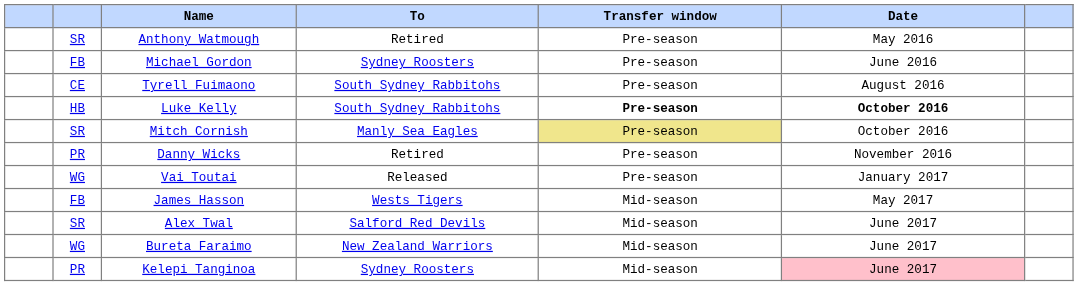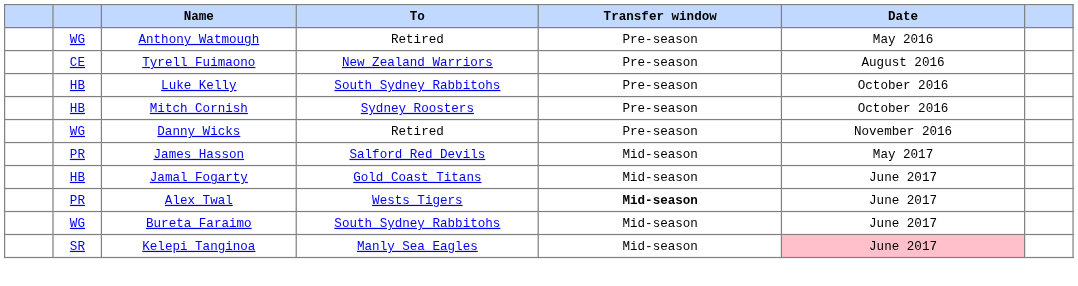(77, 39) SR -> (77, 39) WG
- row: (199, 62)
(417, 85) South Sydney Rabbitohs -> (417, 62) New Zealand Warriors
(660, 108) bold -> (660, 85) normal
(903, 108) bold -> (903, 85) normal
(77, 131) SR -> (77, 108) HB
(417, 131) Manly Sea Eagles -> (417, 108) Sydney Roosters
(660, 131) khaki background -> (660, 108) no background
(77, 154) PR -> (77, 131) WG
- row: (199, 177)
(77, 200) FB -> (77, 154) PR
(417, 200) Wests Tigers -> (417, 154) Salford Red Devils
+ row: (199, 177)
(77, 223) SR -> (77, 200) PR
(417, 223) Salford Red Devils -> (417, 200) Wests Tigers
(660, 223) normal -> (660, 200) bold
(417, 246) New Zealand Warriors -> (417, 223) South Sydney Rabbitohs
(77, 269) PR -> (77, 246) SR
(417, 269) Sydney Roosters -> (417, 246) Manly Sea Eagles
